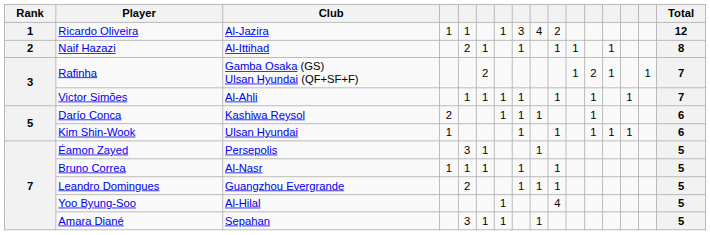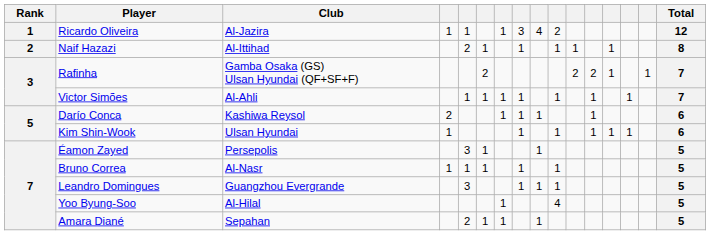(575, 73) 1 -> (575, 73) 2
(467, 186) 2 -> (467, 186) 3
(467, 221) 3 -> (467, 221) 2
